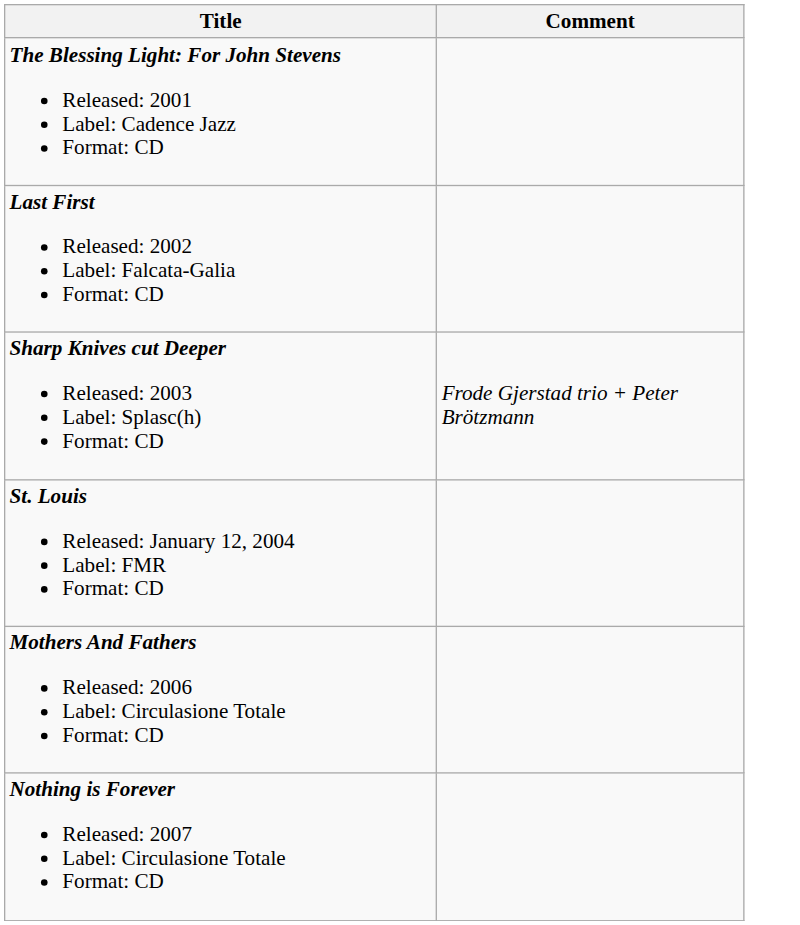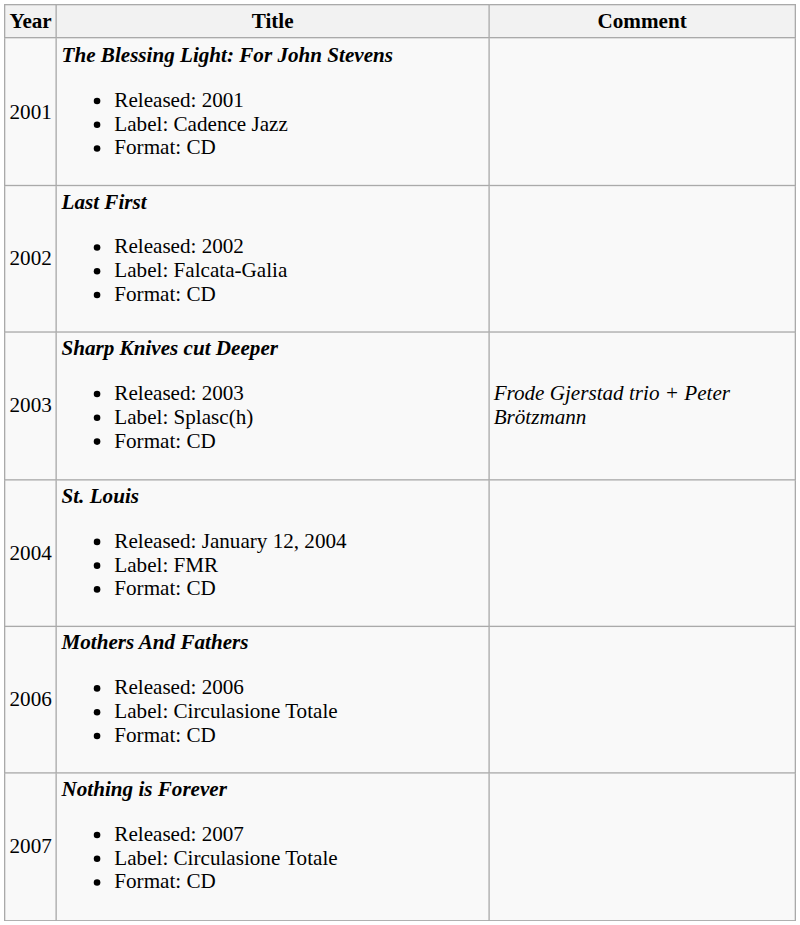+ column: (31, 21)
